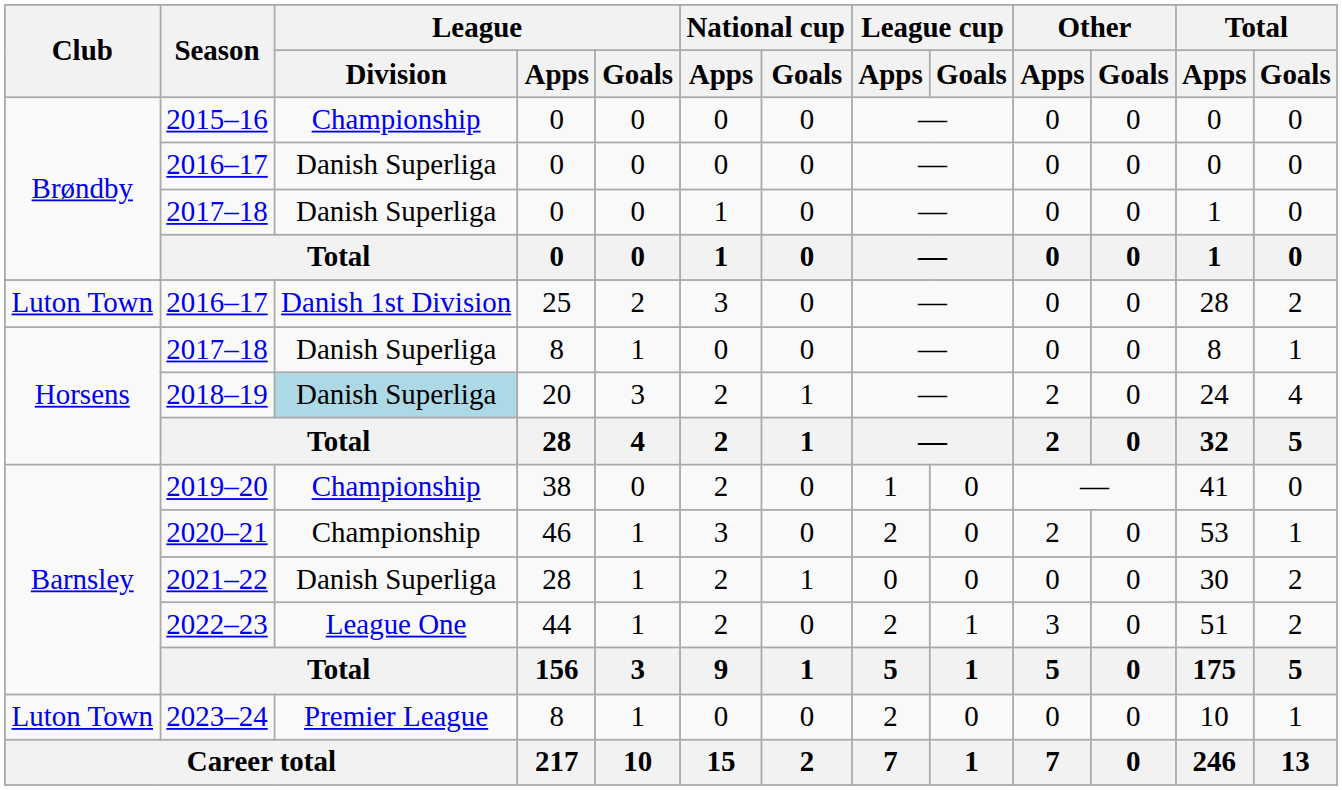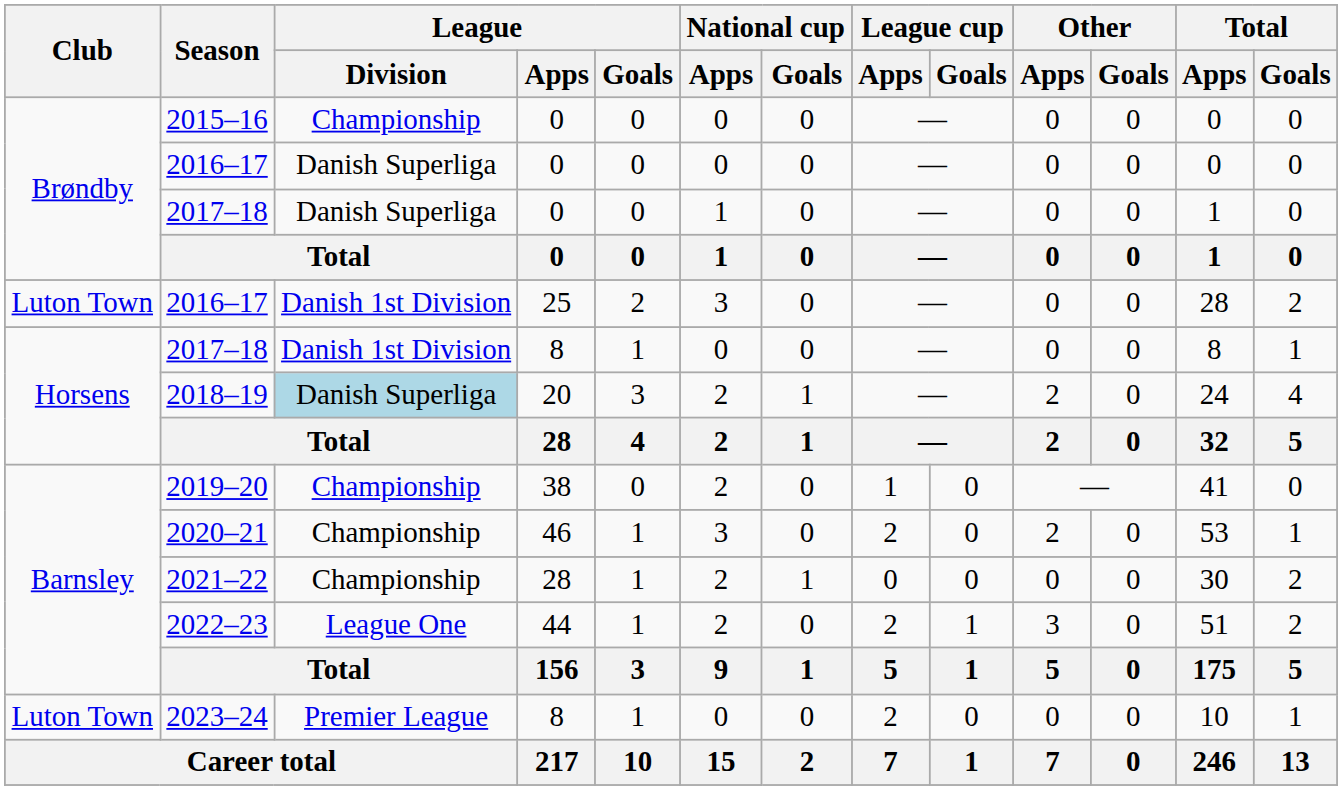(396, 348) Danish Superliga -> (396, 348) Danish 1st Division
(396, 578) Danish Superliga -> (396, 578) Championship
